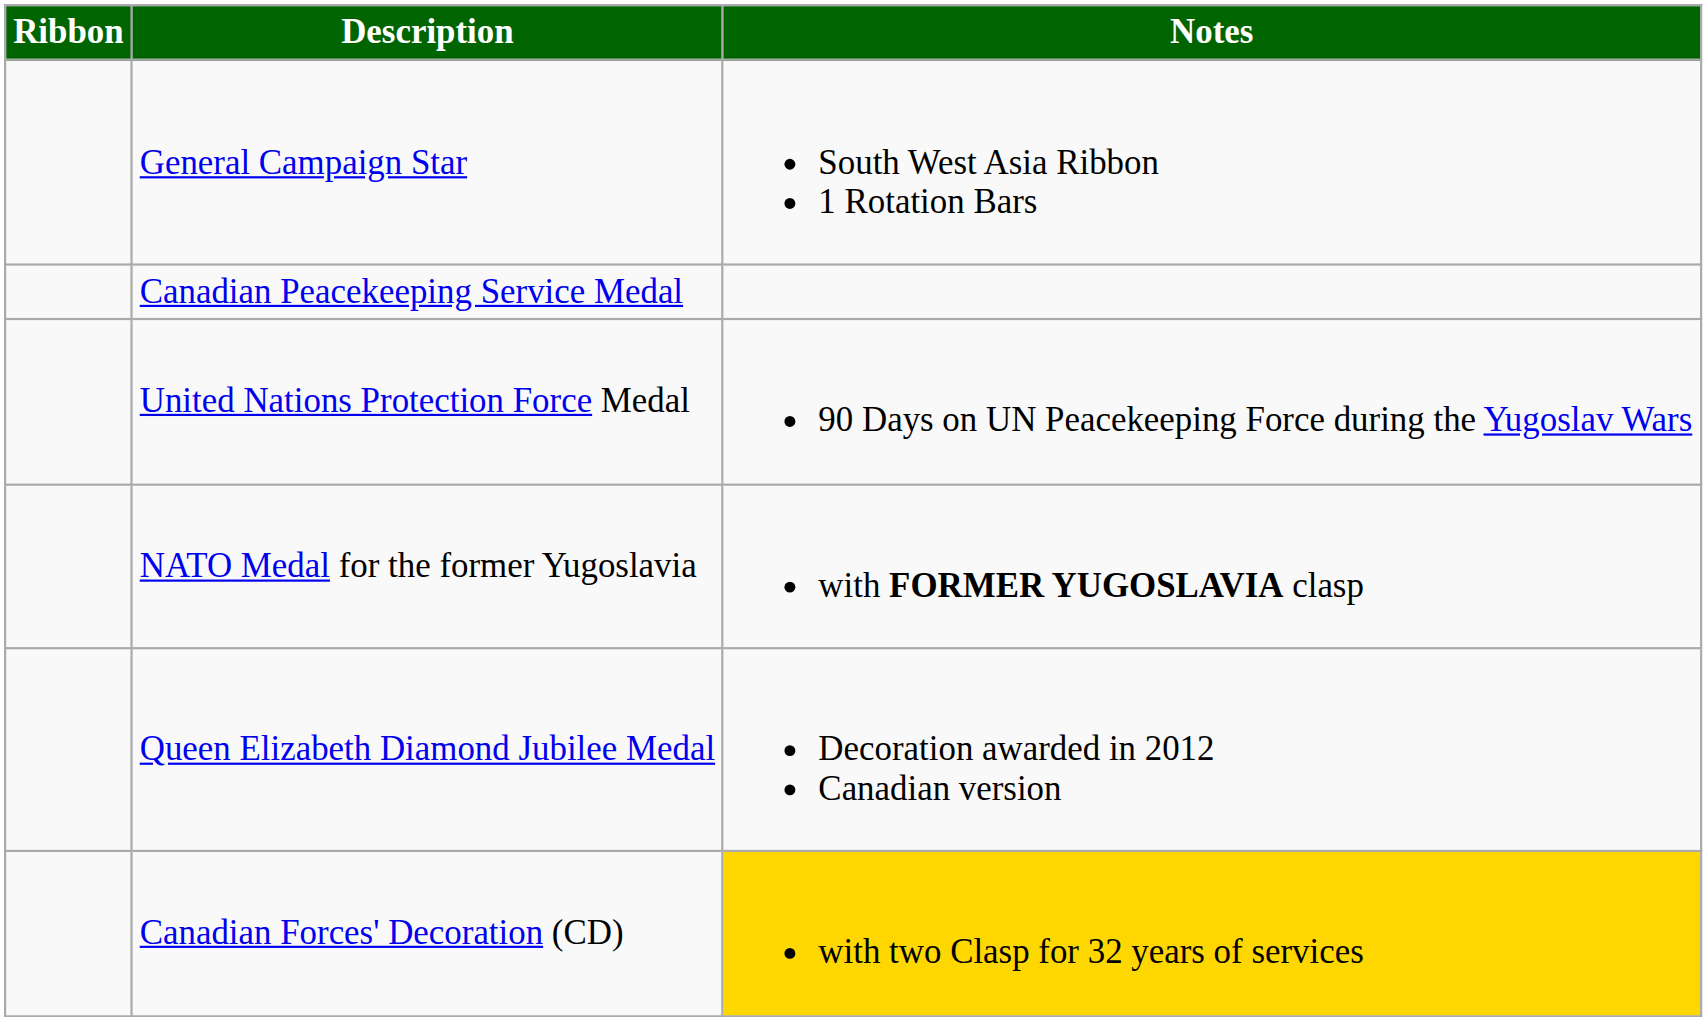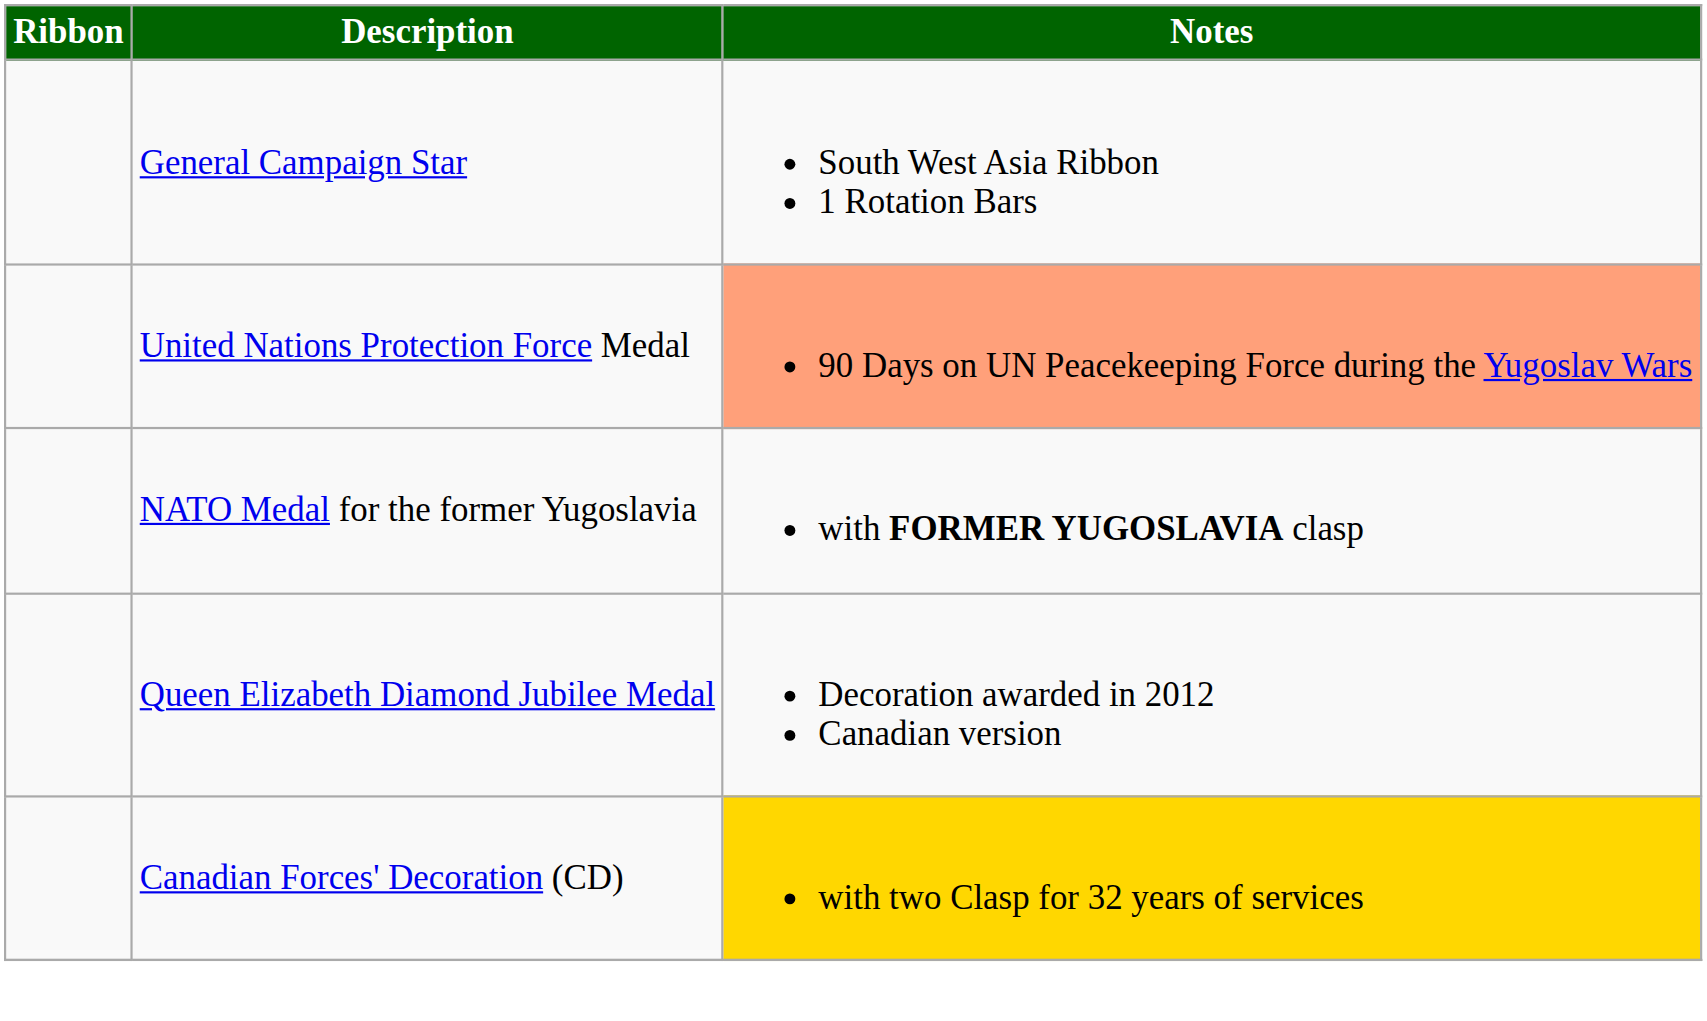- row: (411, 291)
(1212, 421) no background -> (1212, 366) lightsalmon background
